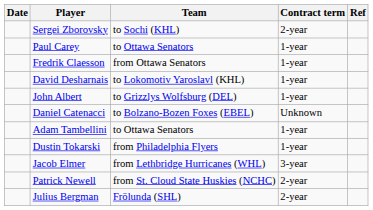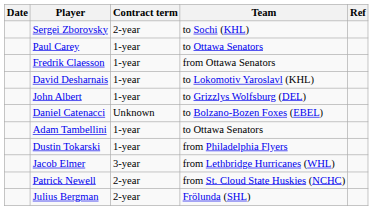columns swapped: (194, 12) <-> (313, 12)
